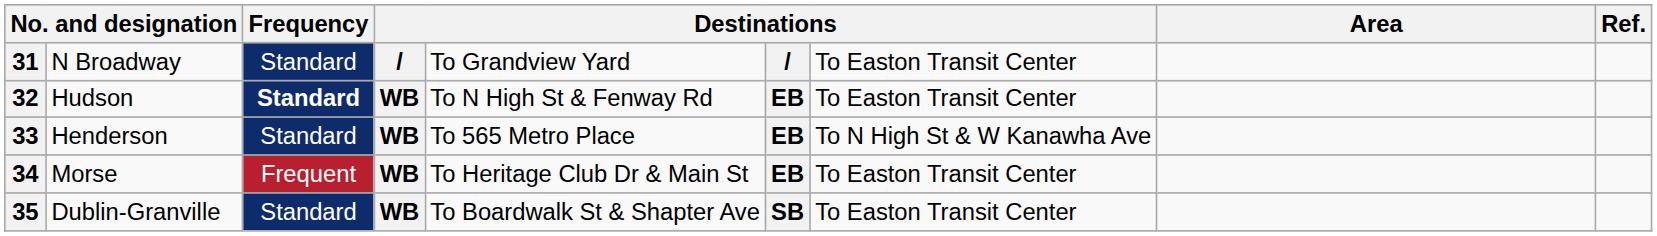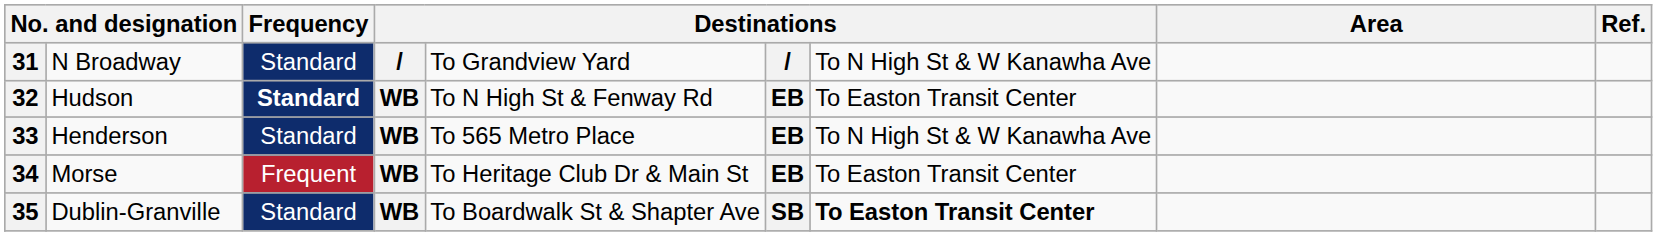(946, 62) To Easton Transit Center -> (983, 62) To N High St & W Kanawha Ave
(946, 212) normal -> (955, 212) bold
